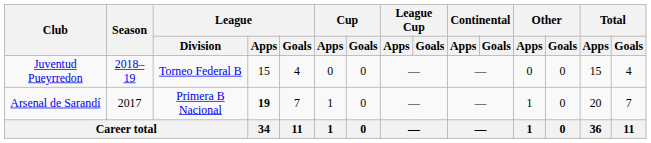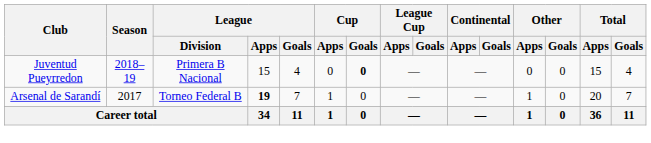(200, 71) Torneo Federal B -> (200, 71) Primera B Nacional
(363, 71) normal -> (363, 71) bold
(200, 103) Primera B Nacional -> (200, 96) Torneo Federal B
